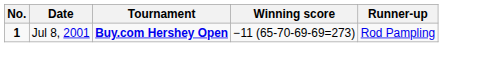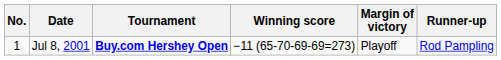+ column: (387, 21)
(17, 33) bold -> (17, 46) normal
